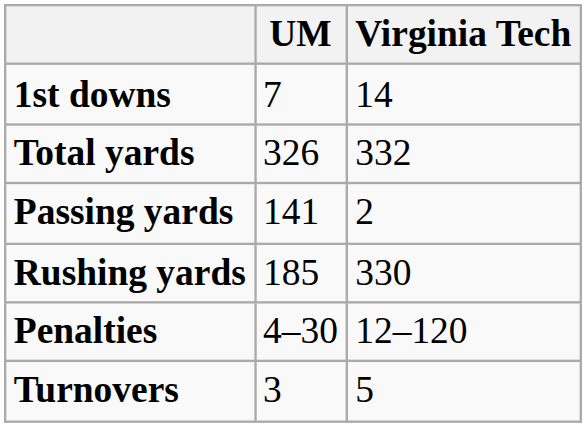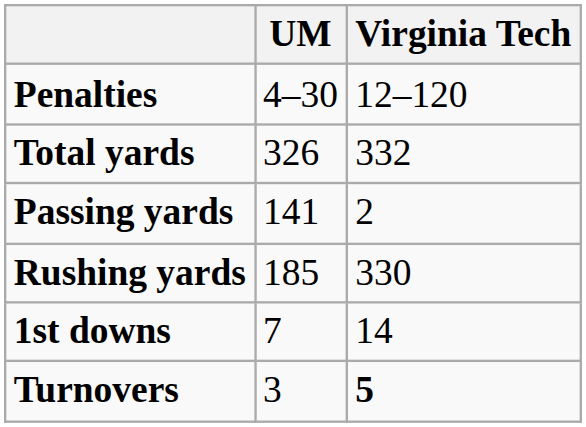rows swapped: (92, 93) <-> (86, 331)
(365, 390) normal -> (365, 390) bold
